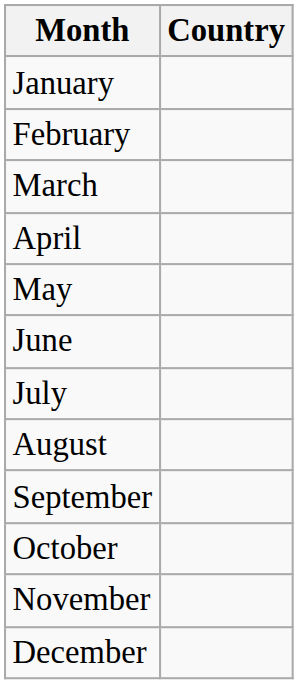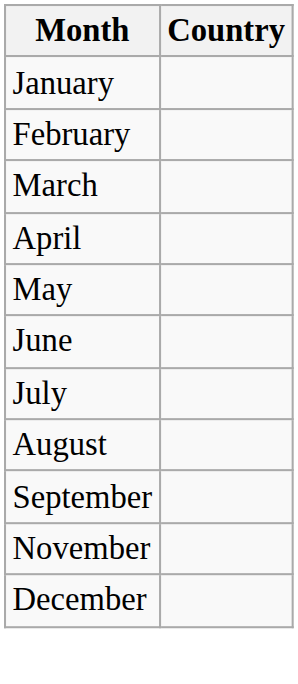- row: (65, 548)
